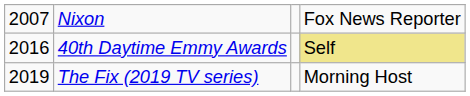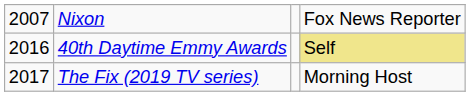(29, 76) 2019 -> (29, 76) 2017
